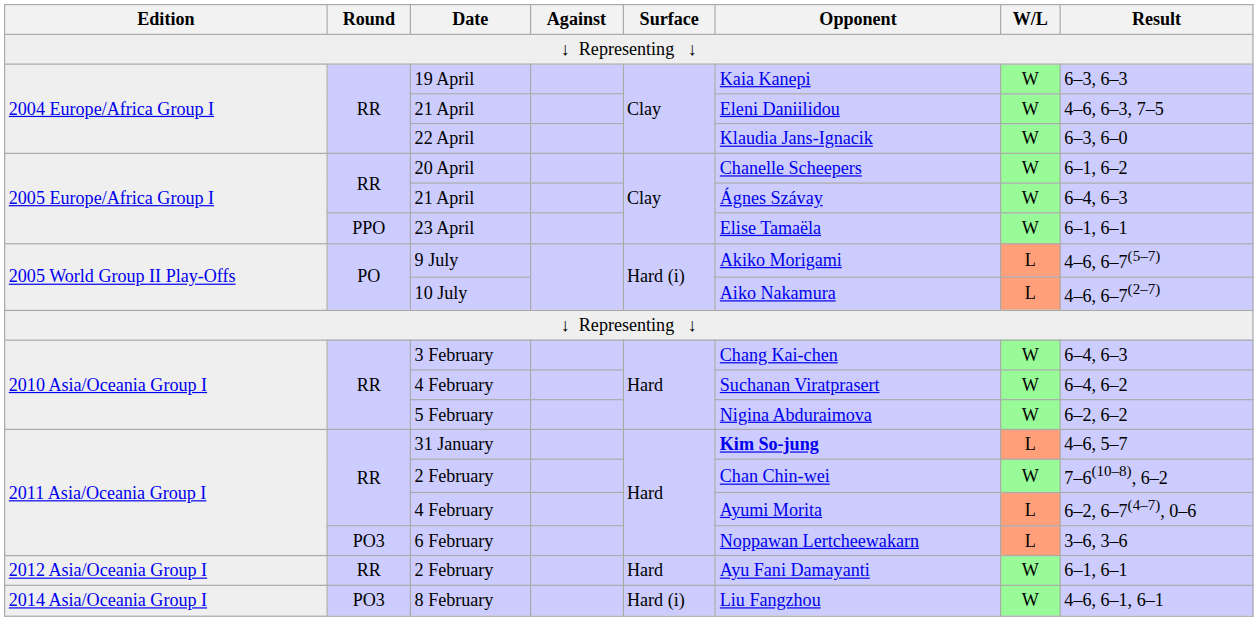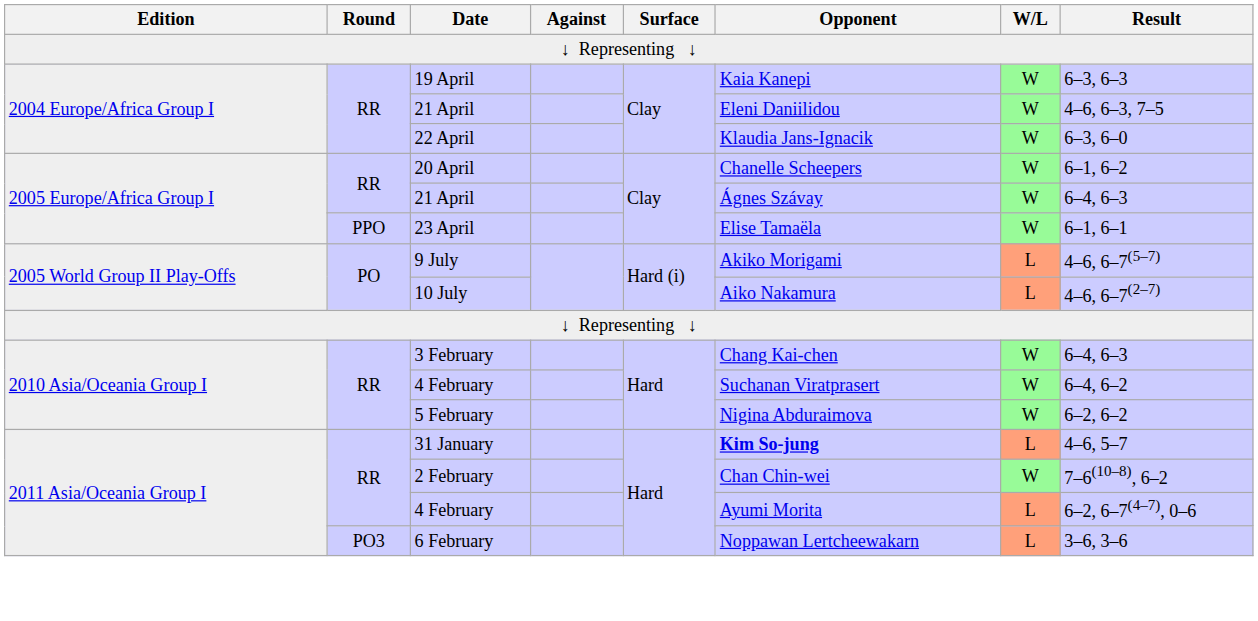- row: (108, 571)
- row: (108, 600)
